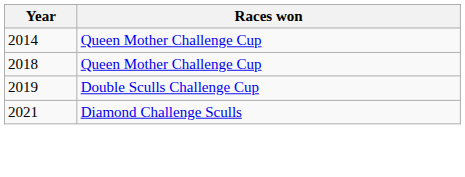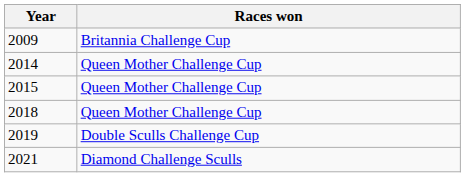+ row: (23, 40)
+ row: (23, 87)
